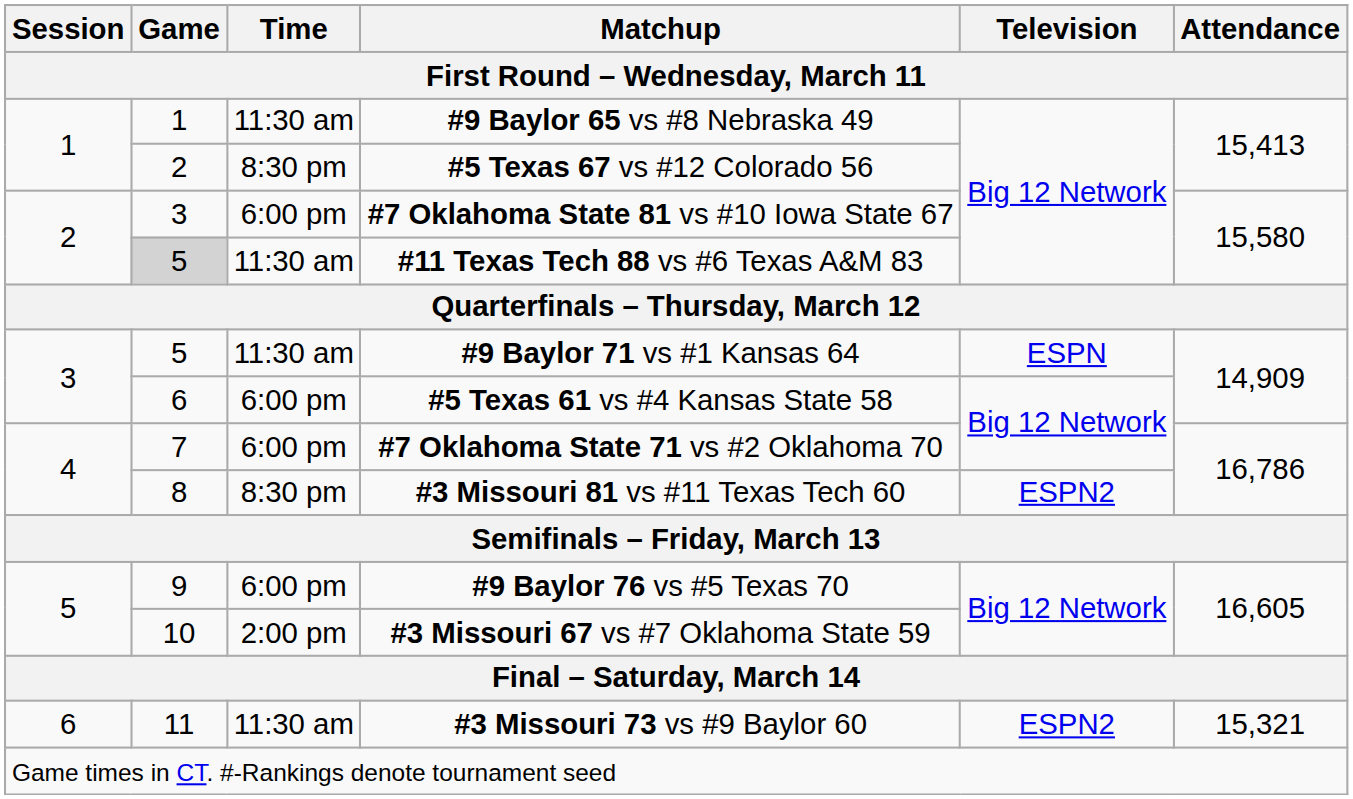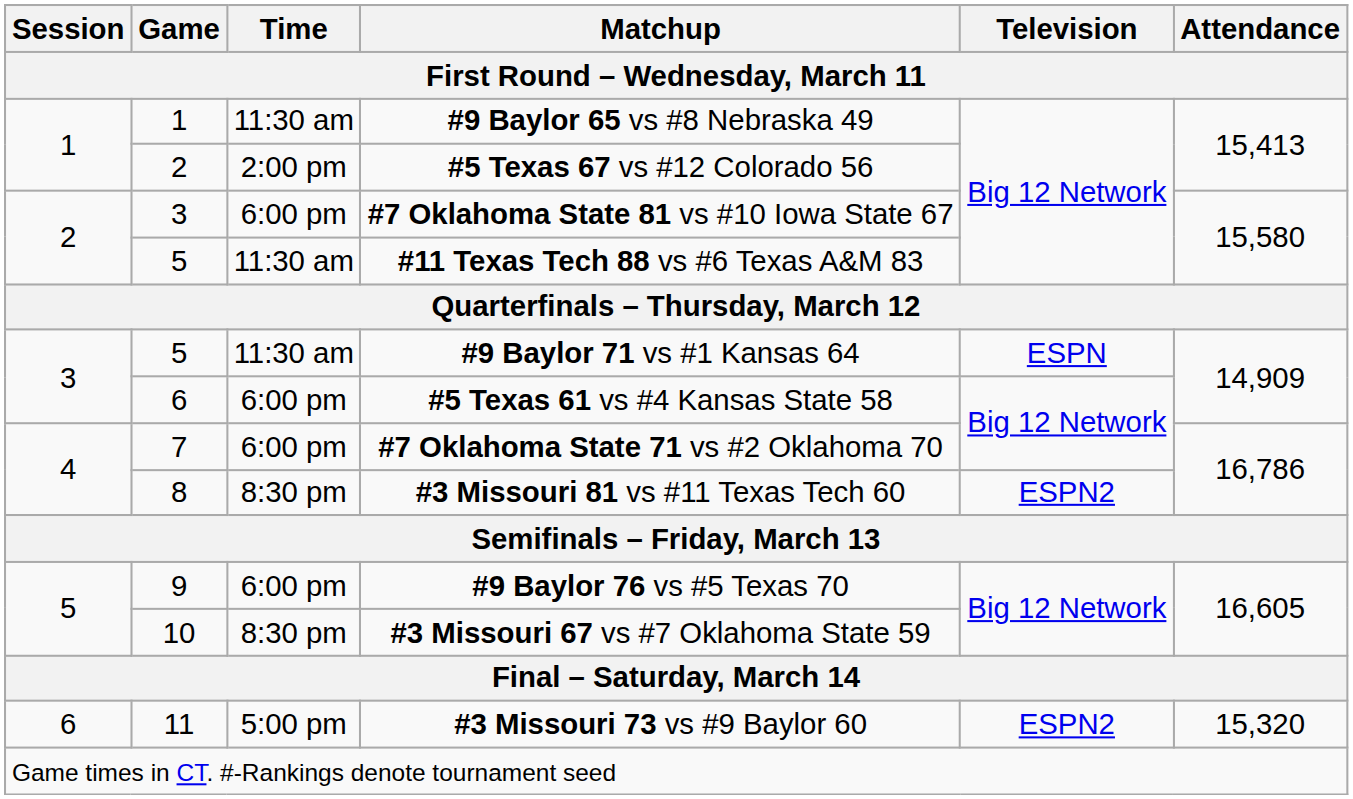(294, 168) 8:30 pm -> (294, 168) 2:00 pm
(179, 261) lightgrey background -> (179, 261) no background
(294, 632) 2:00 pm -> (294, 632) 8:30 pm
(294, 725) 11:30 am -> (294, 725) 5:00 pm
(1260, 725) 15,321 -> (1260, 725) 15,320
